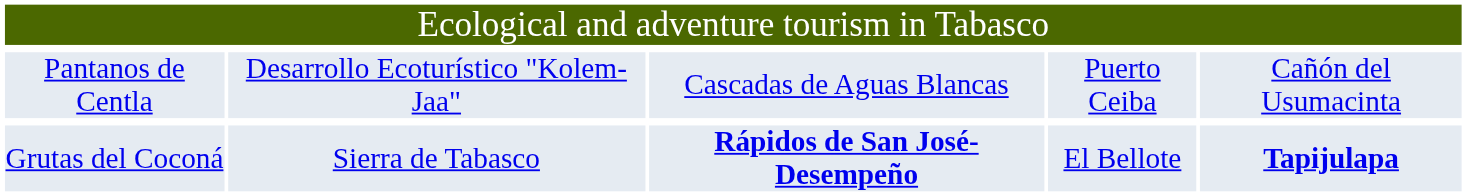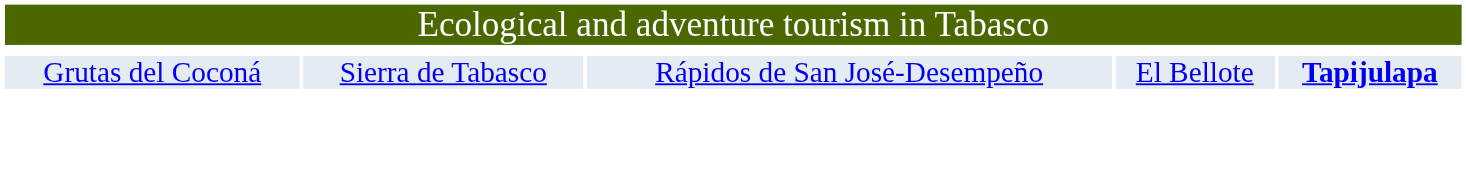- row: (114, 84)
(846, 157) bold -> (849, 71) normal
